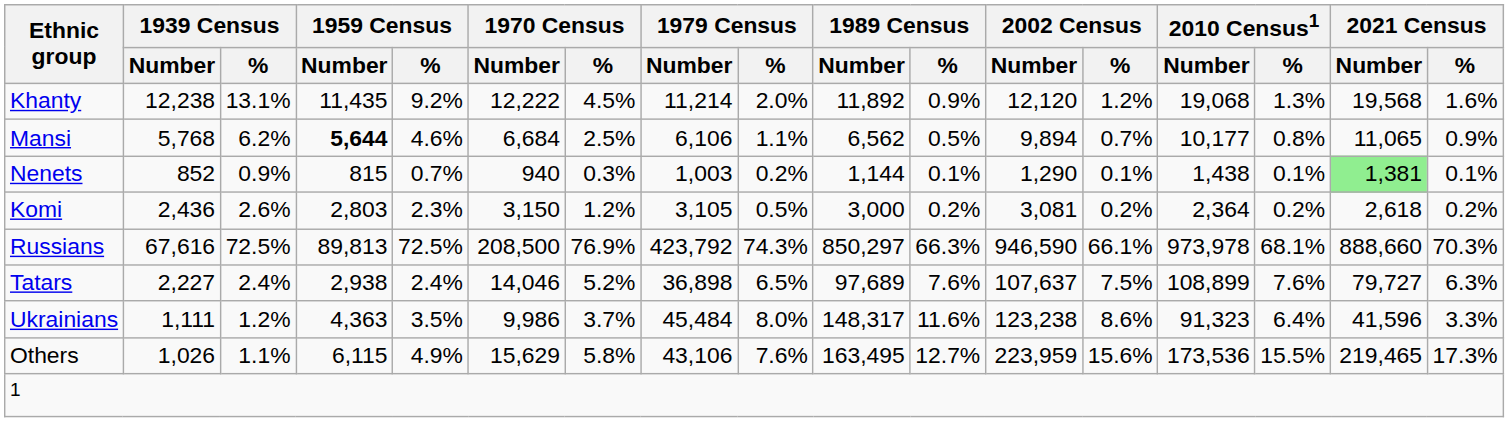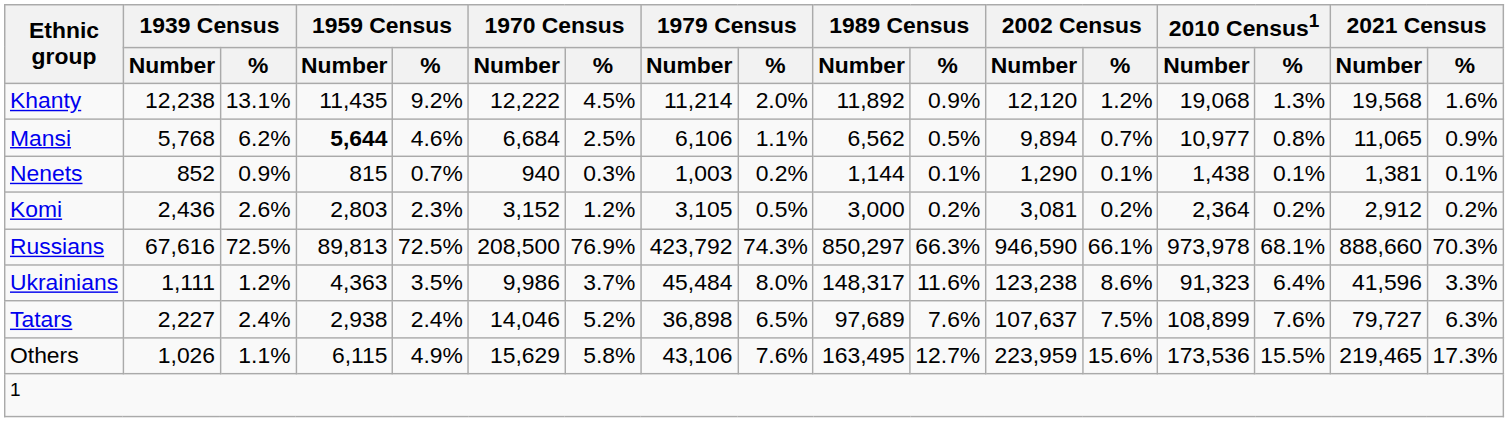(1215, 137) 10,177 -> (1215, 137) 10,977
(1393, 173) lightgreen background -> (1393, 173) no background
(531, 210) 3,150 -> (531, 210) 3,152
(1393, 210) 2,618 -> (1393, 210) 2,912
rows swapped: (64, 319) <-> (41, 282)
